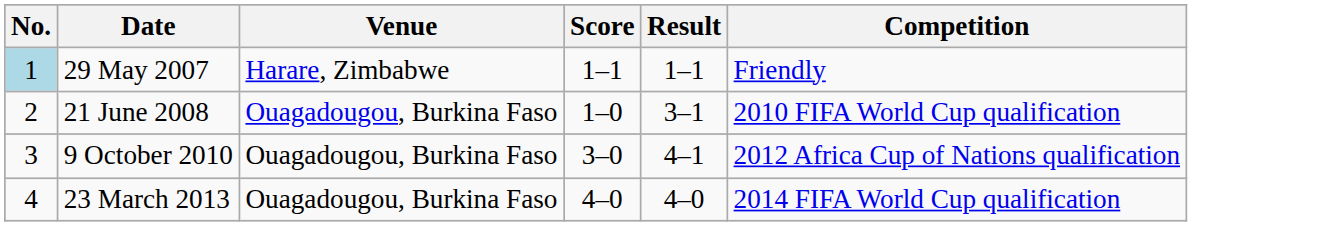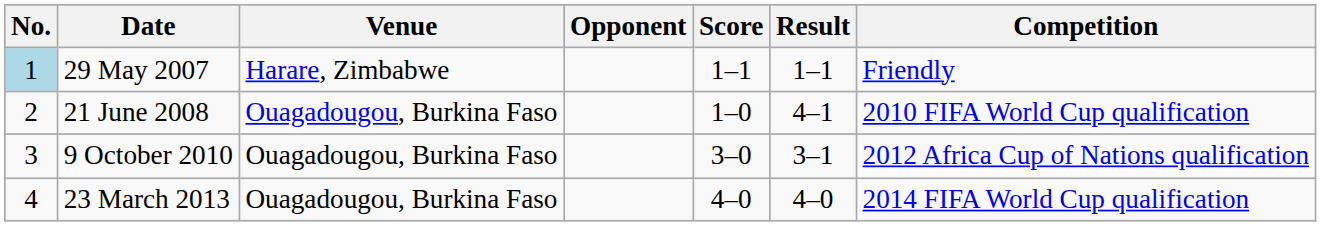+ column: (628, 26)
(684, 112) 3–1 -> (813, 112) 4–1
(684, 155) 4–1 -> (813, 155) 3–1
